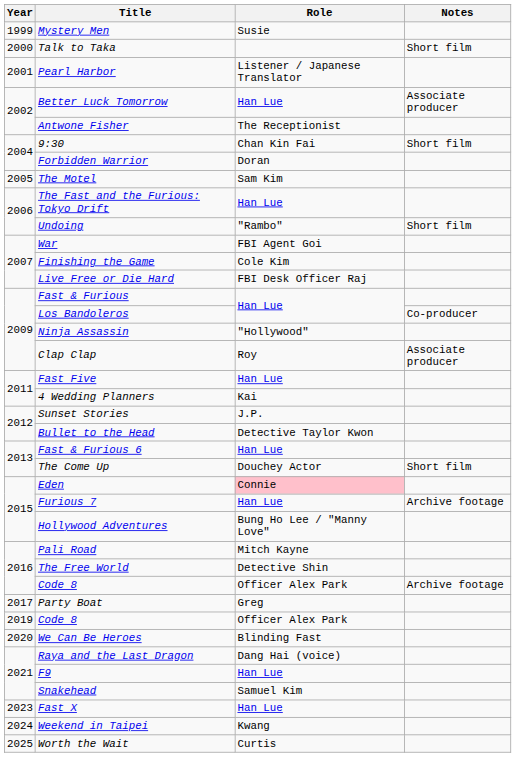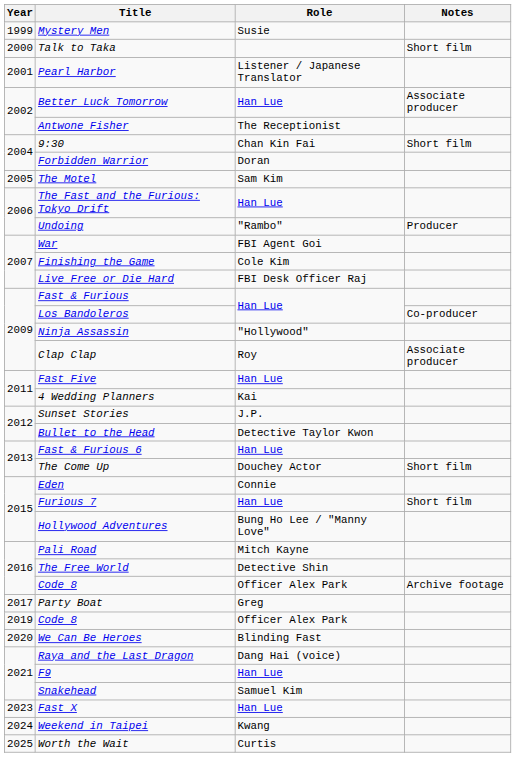(439, 226) Short film -> (433, 226) Producer
(257, 485) pink background -> (257, 485) no background
(455, 503) Archive footage -> (439, 503) Short film
